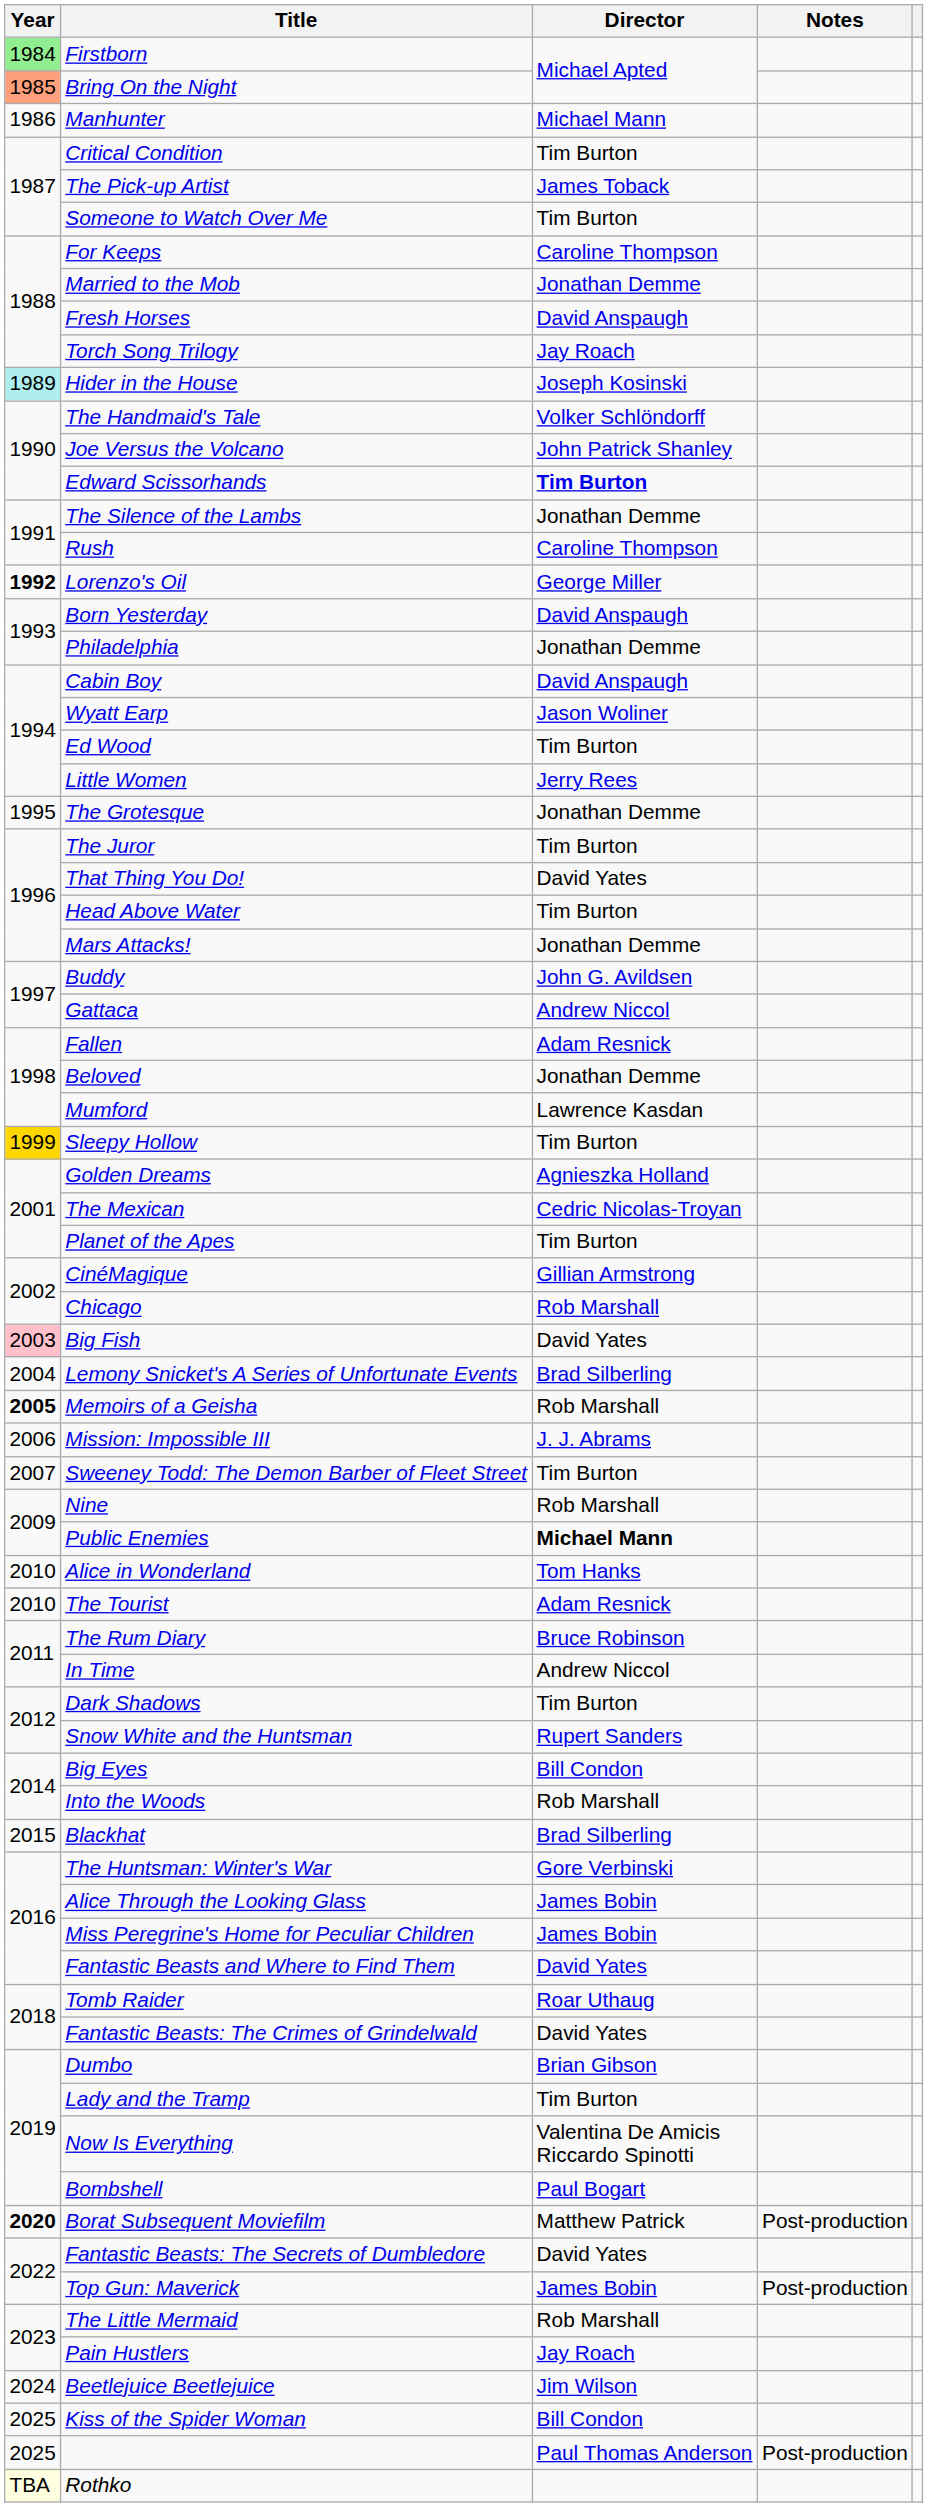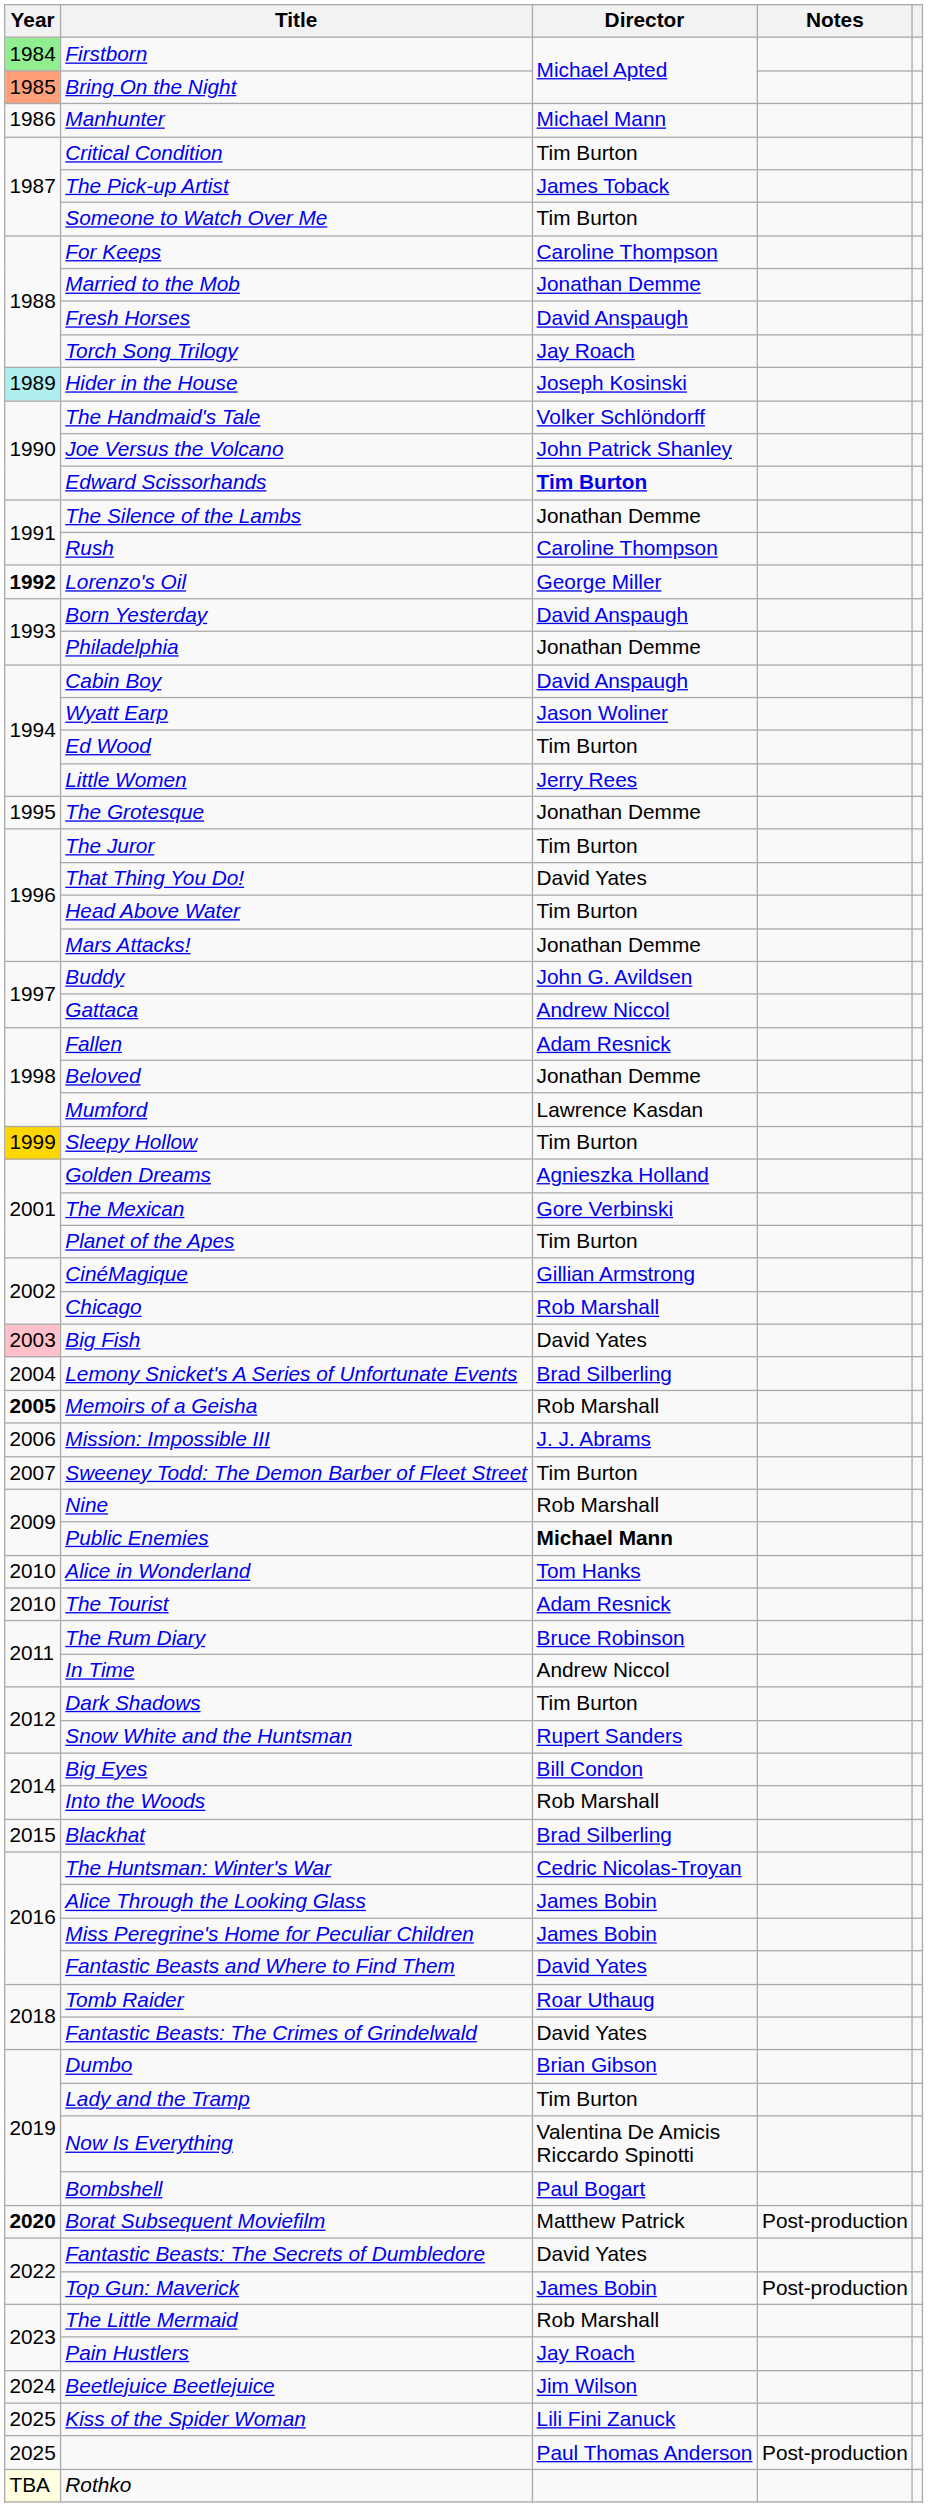(639, 1208) Cedric Nicolas-Troyan -> (605, 1208) Gore Verbinski
(605, 1868) Gore Verbinski -> (639, 1868) Cedric Nicolas-Troyan
(590, 2419) Bill Condon -> (606, 2419) Lili Fini Zanuck
